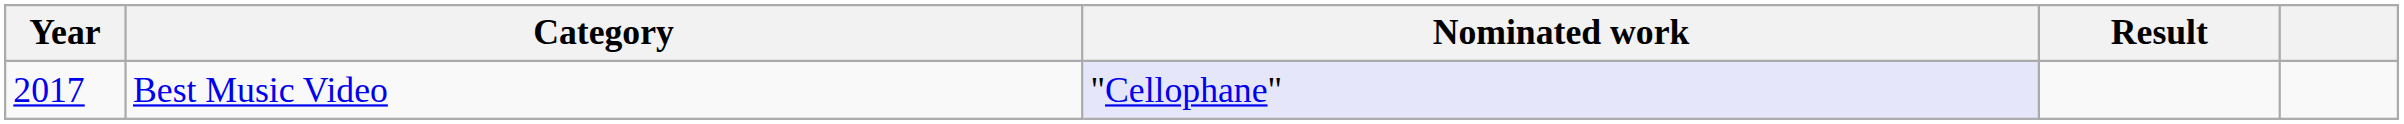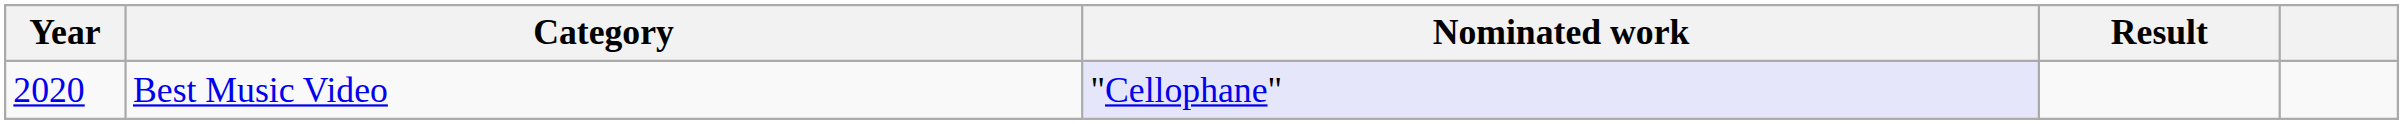(49, 89) 2017 -> (49, 89) 2020
